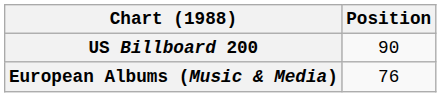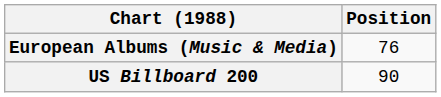rows swapped: (173, 77) <-> (173, 48)
